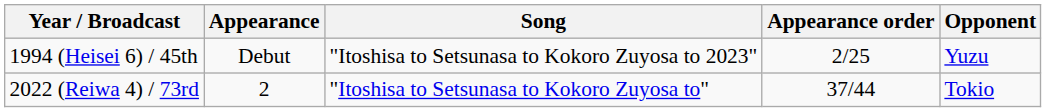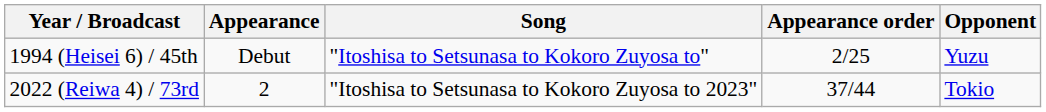(543, 55) "Itoshisa to Setsunasa to Kokoro Zuyosa to 2023" -> (519, 55) "Itoshisa to Setsunasa to Kokoro Zuyosa to"
(519, 89) "Itoshisa to Setsunasa to Kokoro Zuyosa to" -> (543, 89) "Itoshisa to Setsunasa to Kokoro Zuyosa to 2023"
